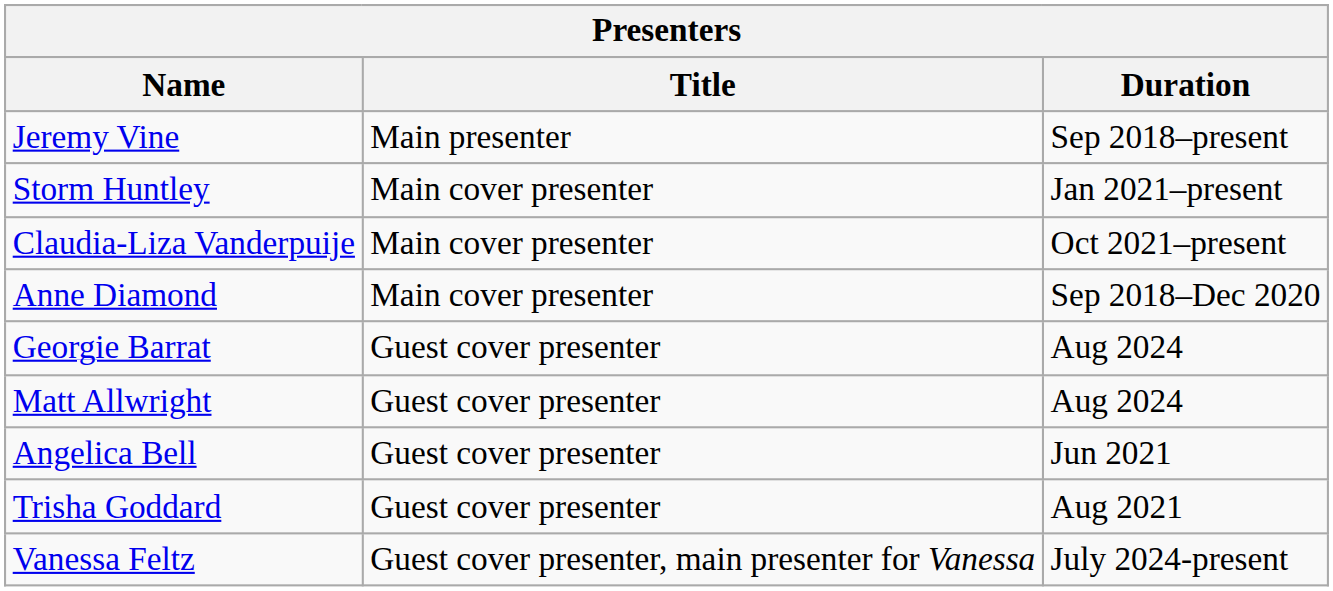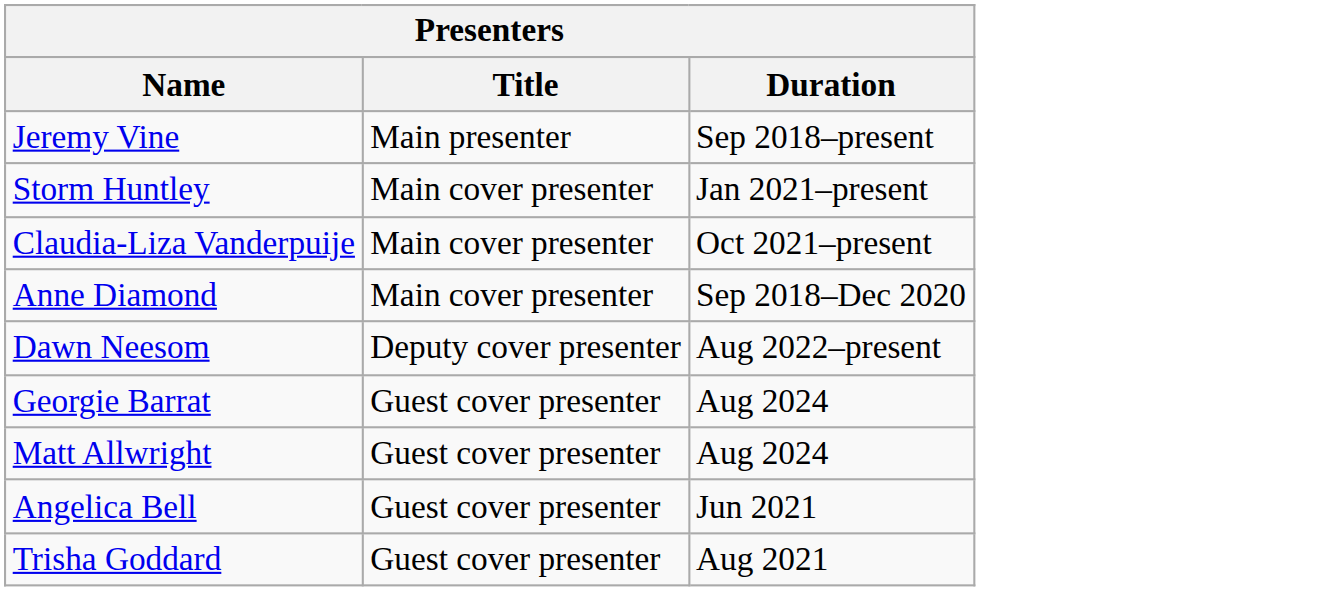+ row: (111, 347)
- row: (104, 558)
